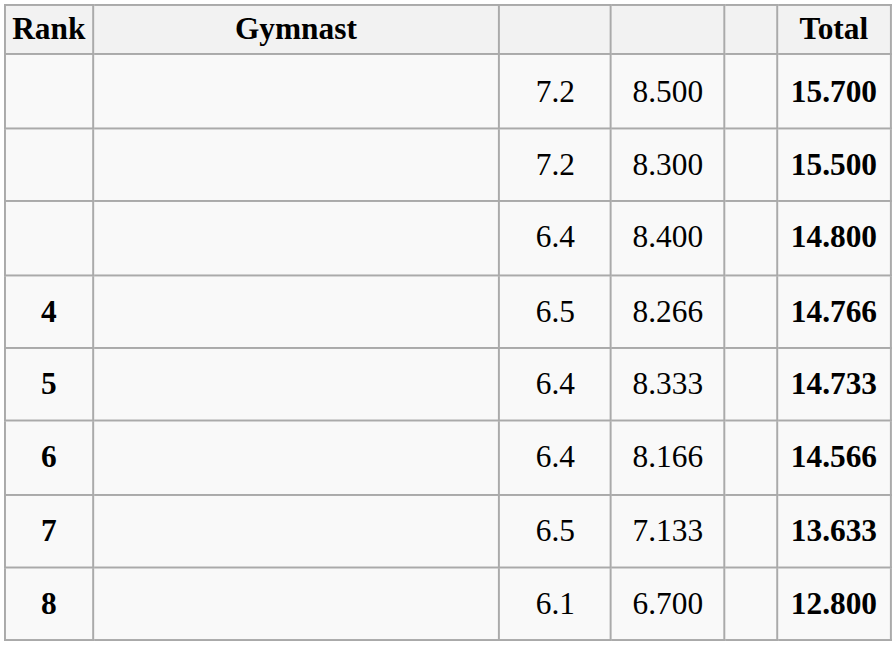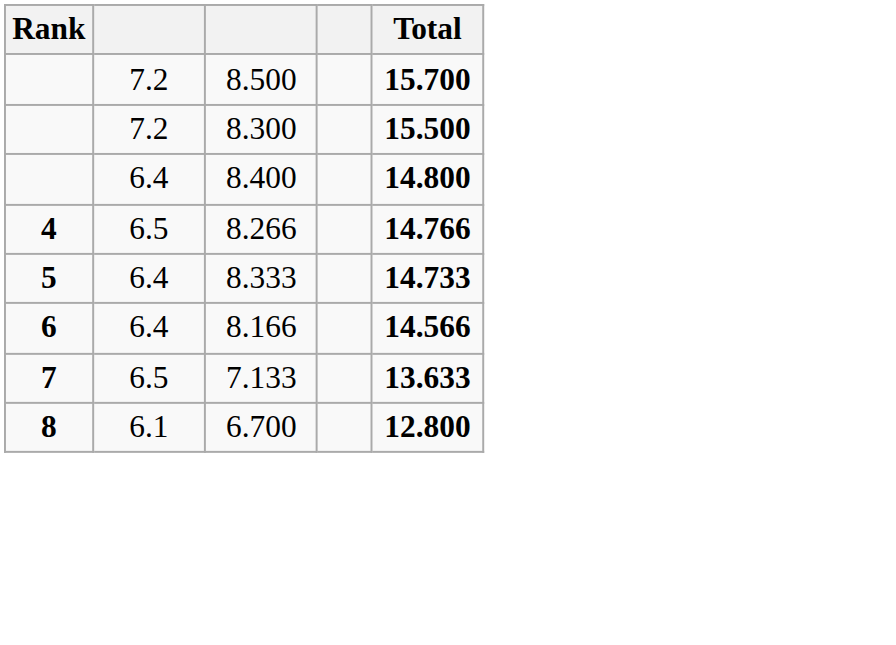- column: (296, 29)
